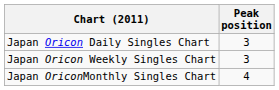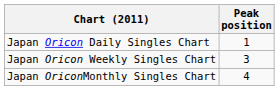(247, 42) 3 -> (247, 42) 1
